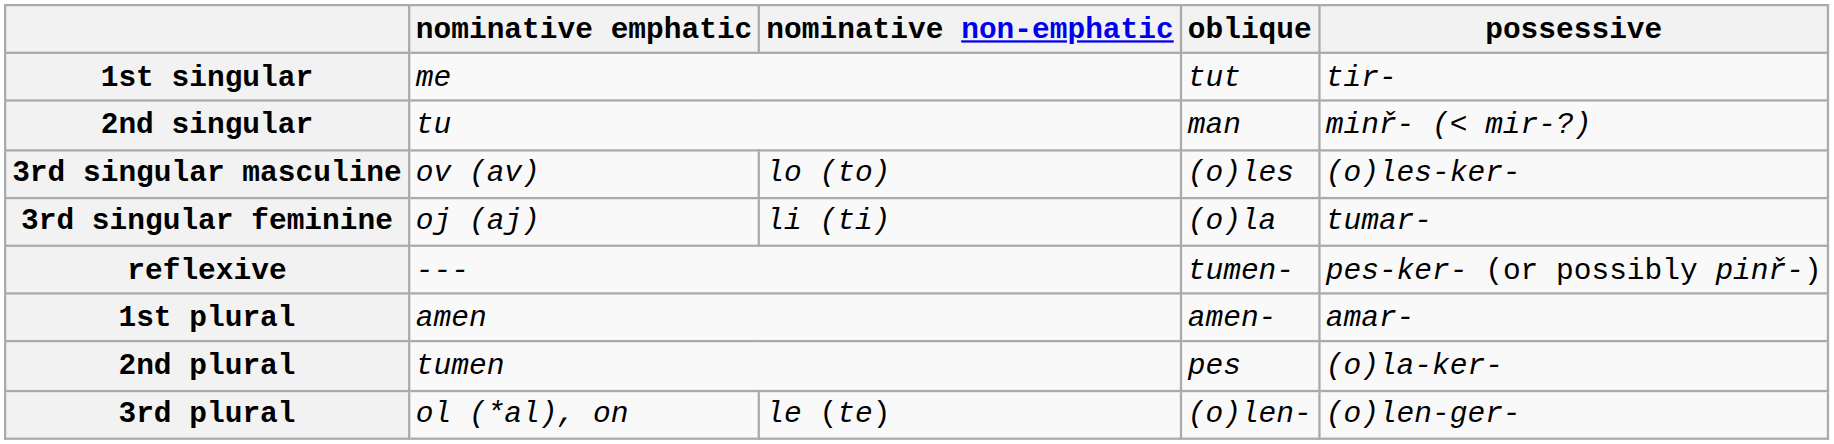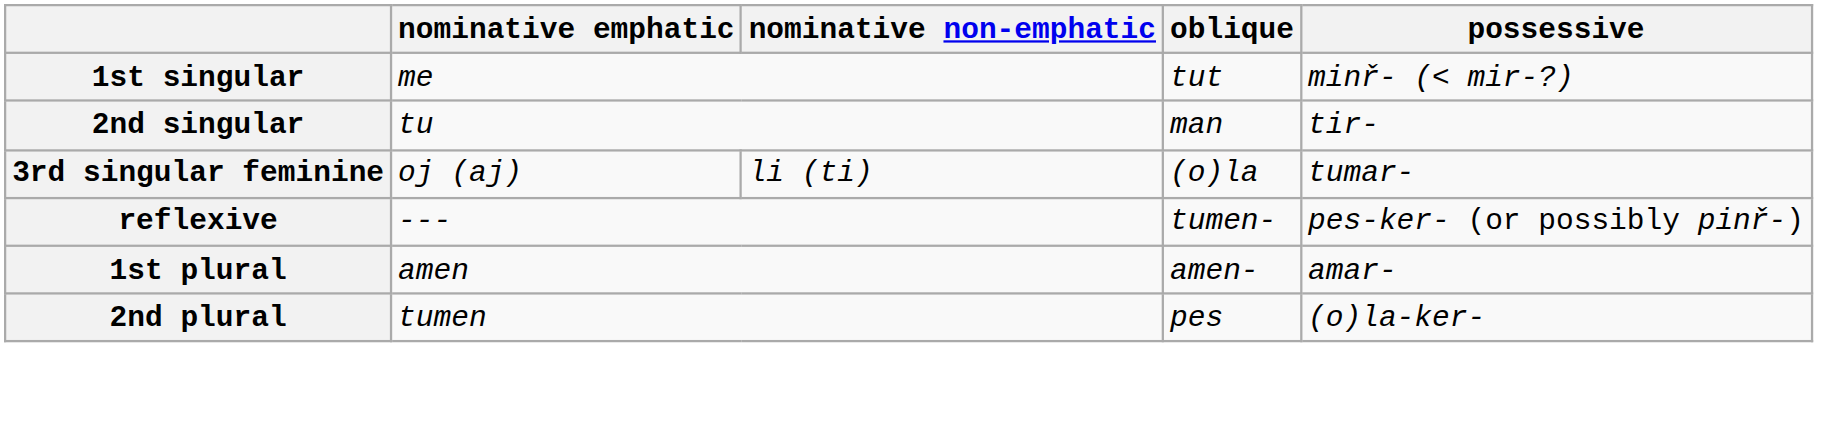(1361, 77) tir- -> (1441, 77) minř- (< mir-?)
(1459, 125) minř- (< mir-?) -> (1343, 125) tir-
- row: (207, 173)
- row: (207, 414)
